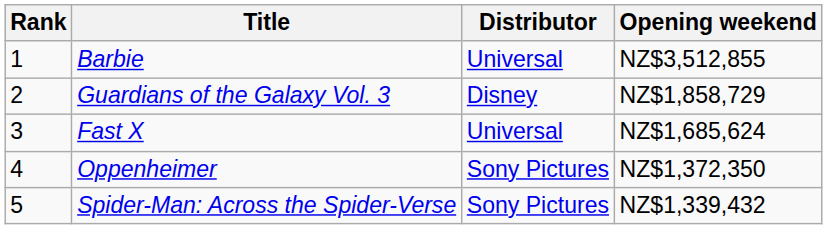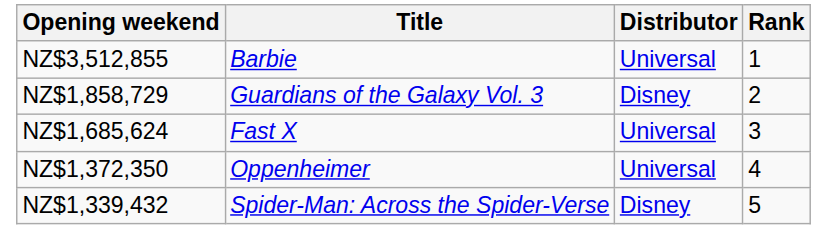columns swapped: (38, 22) <-> (718, 22)
(538, 168) Sony Pictures -> (668, 168) Universal
(538, 205) Sony Pictures -> (655, 205) Disney
